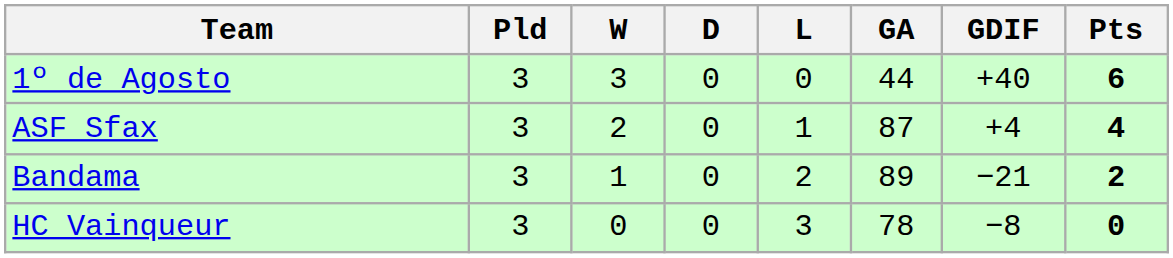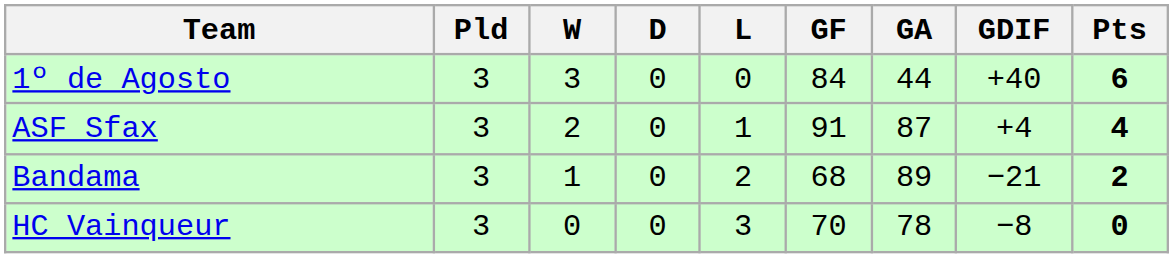+ column: (829, 30)
